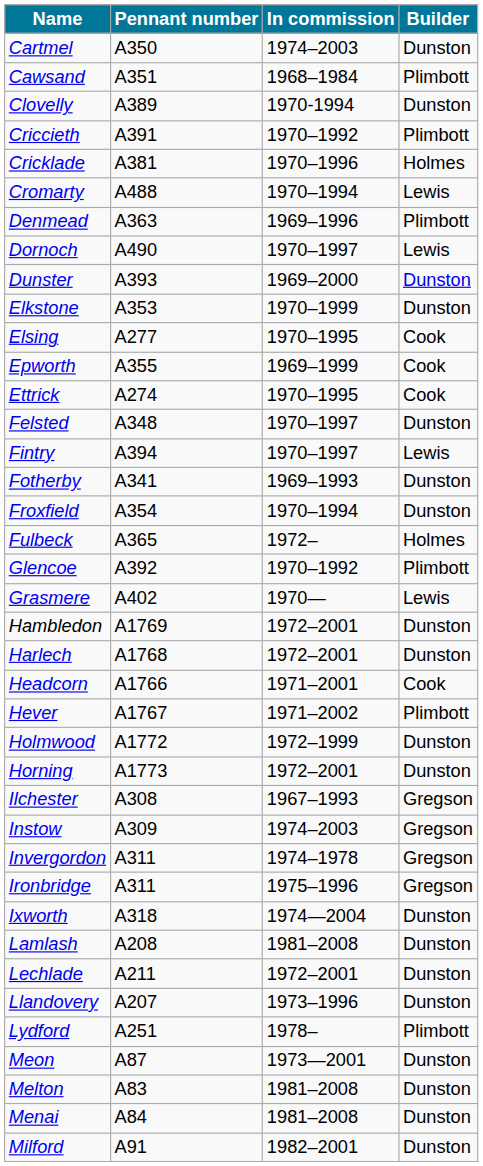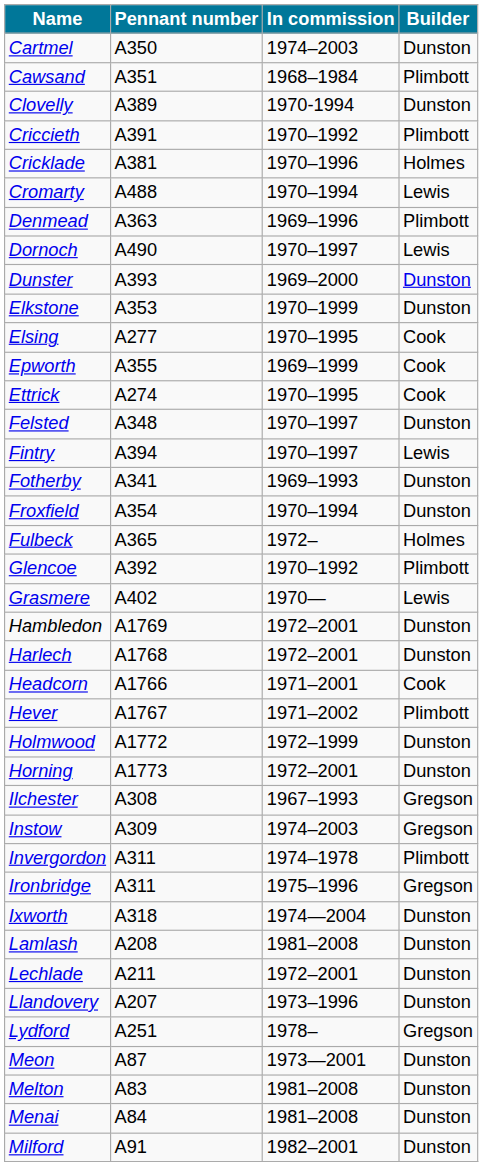(438, 857) Gregson -> (436, 857) Plimbott
(436, 1031) Plimbott -> (438, 1031) Gregson
